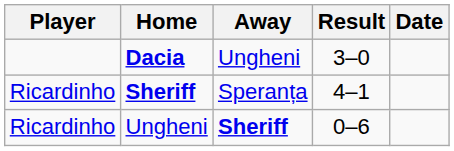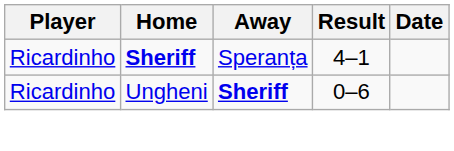- row: (155, 57)
